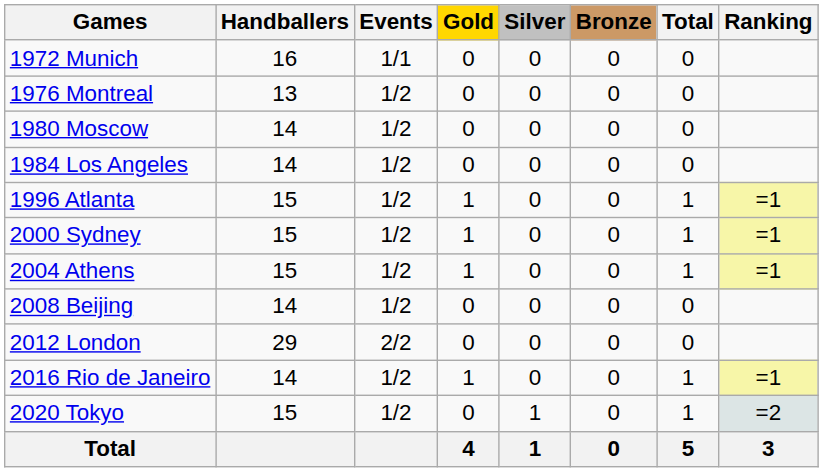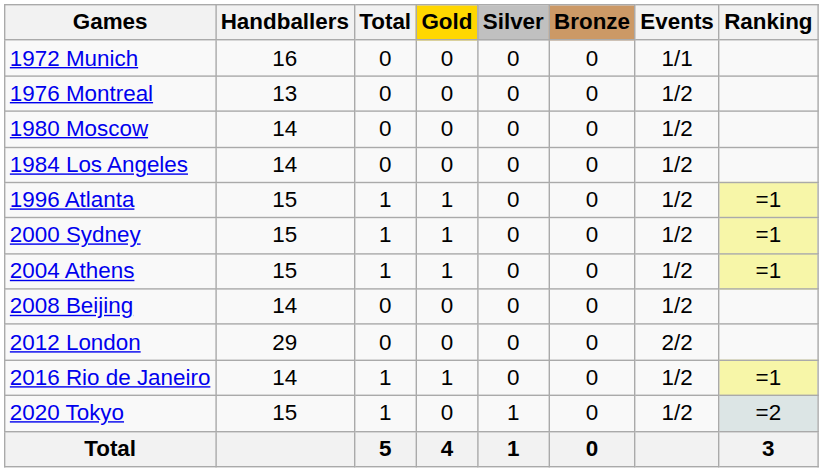columns swapped: (396, 22) <-> (688, 22)
